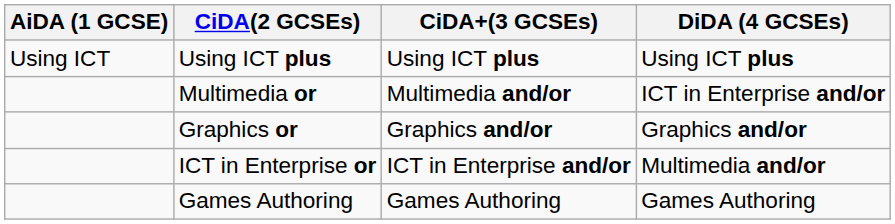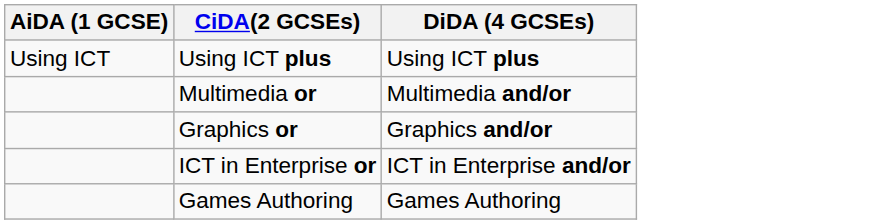- column: (509, 22)
(763, 93) ICT in Enterprise and/or -> (479, 93) Multimedia and/or
(733, 165) Multimedia and/or -> (509, 165) ICT in Enterprise and/or
